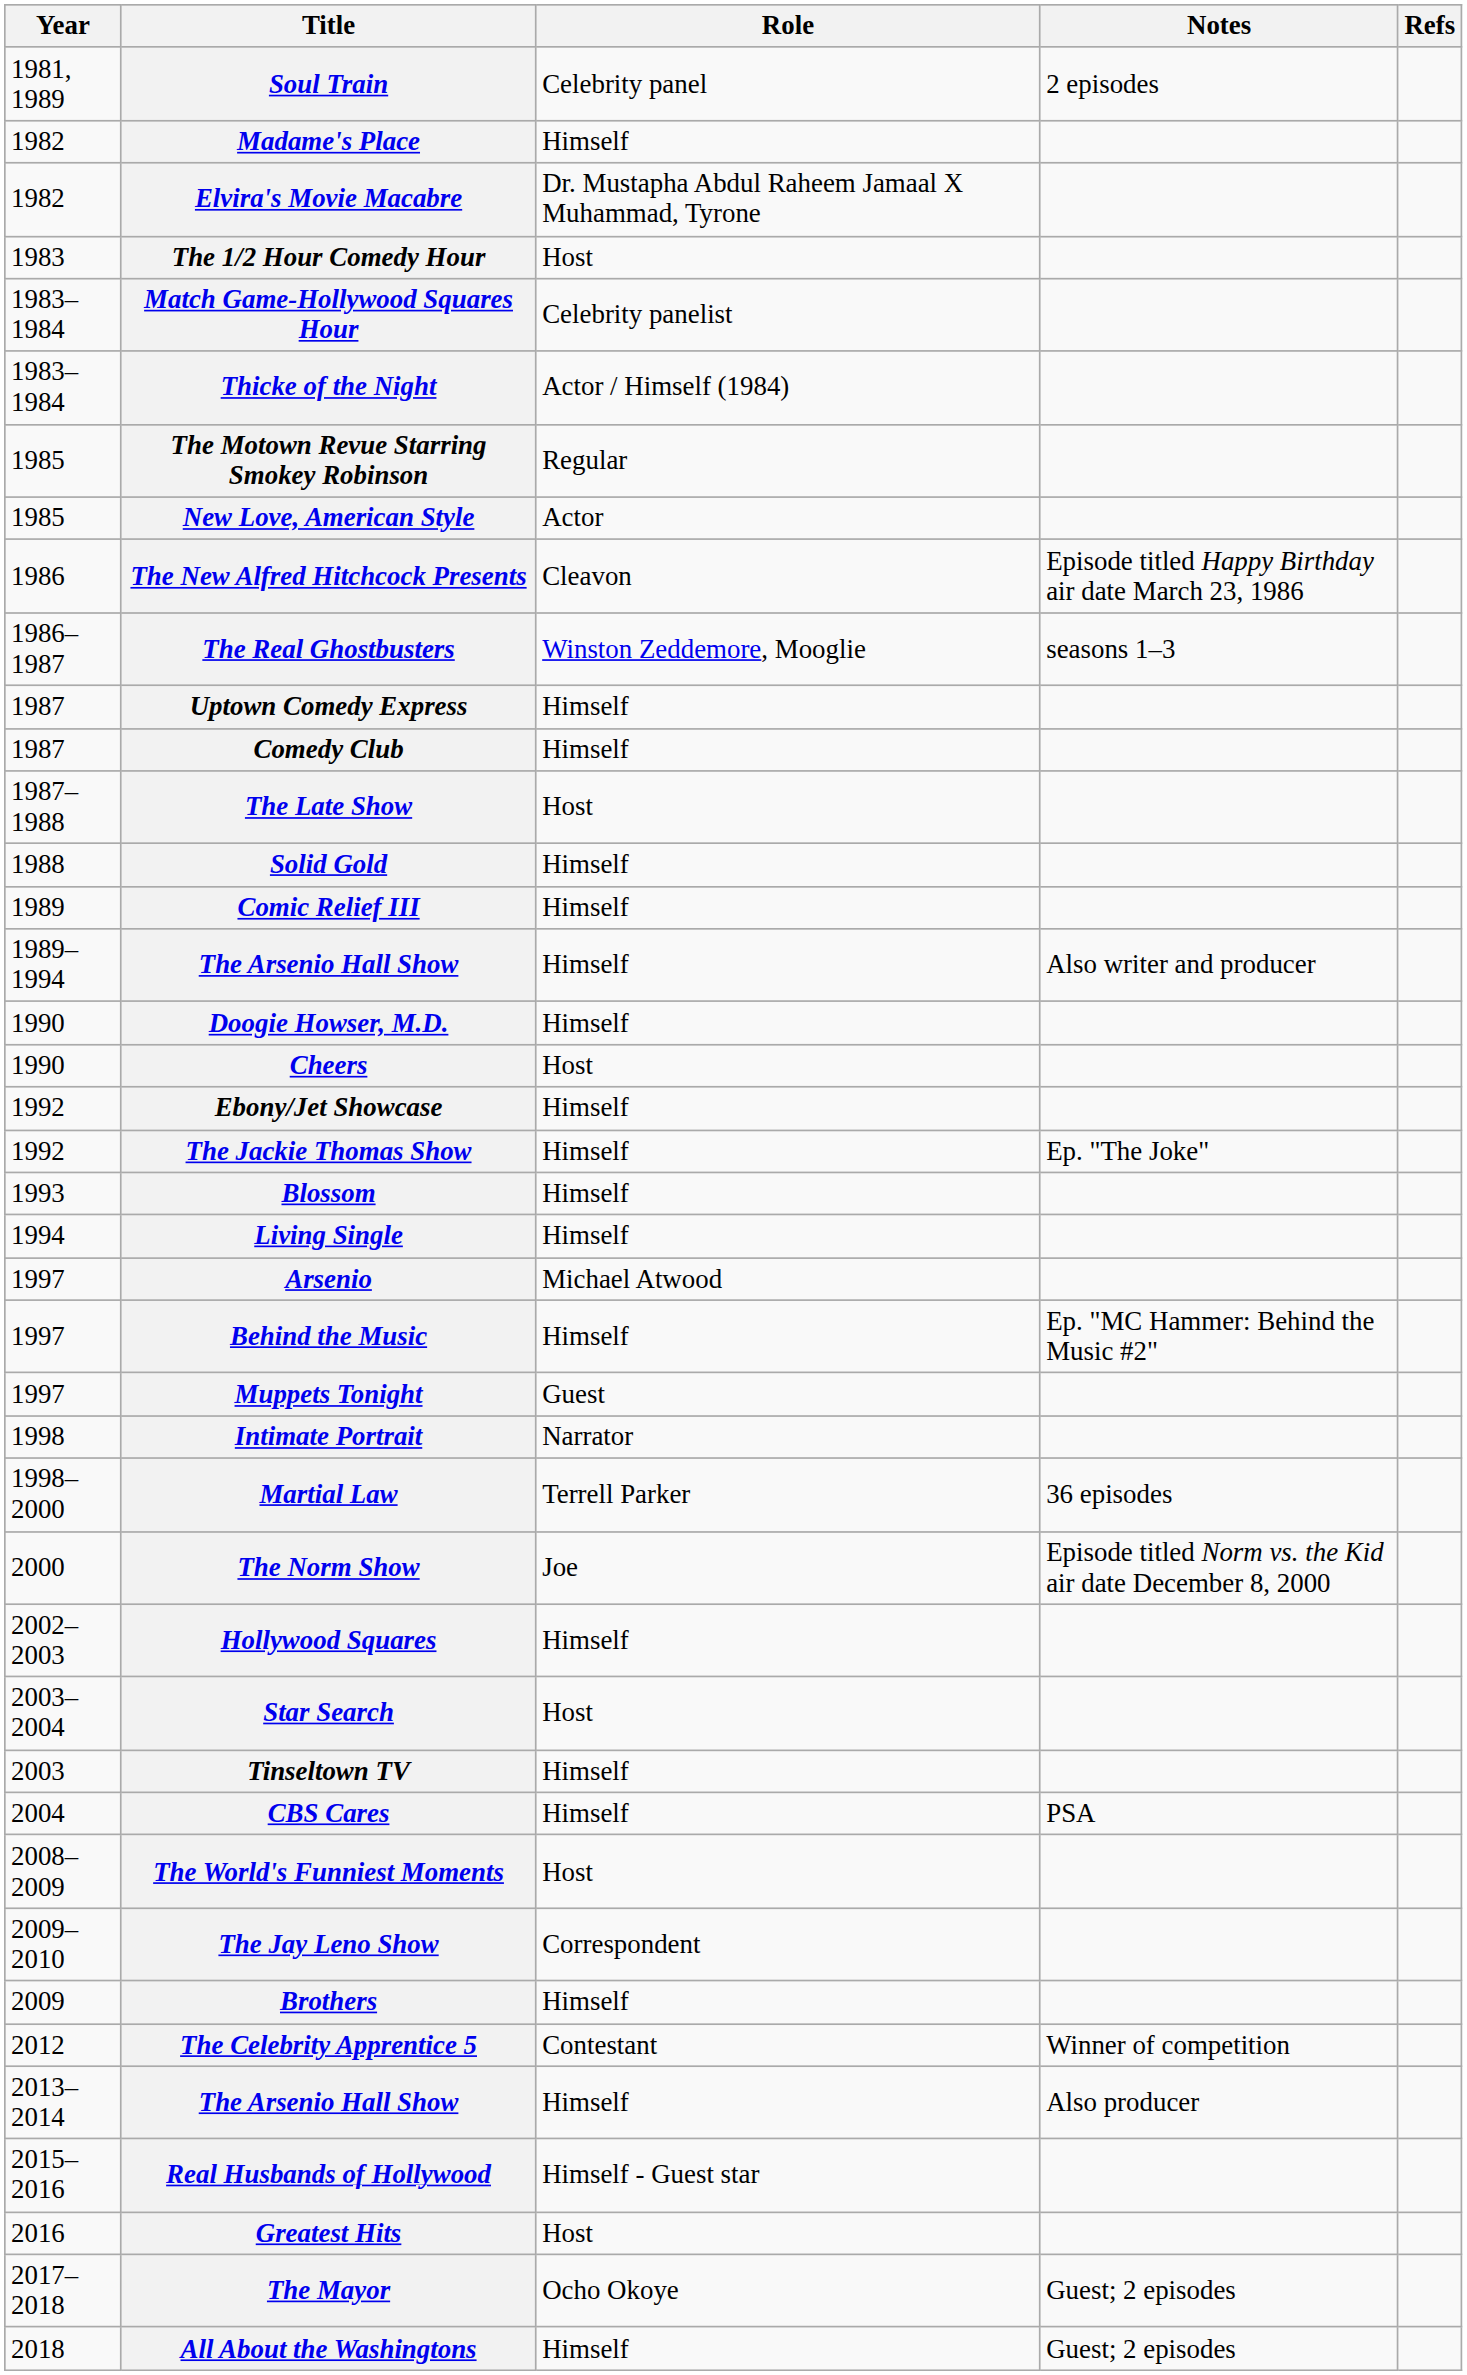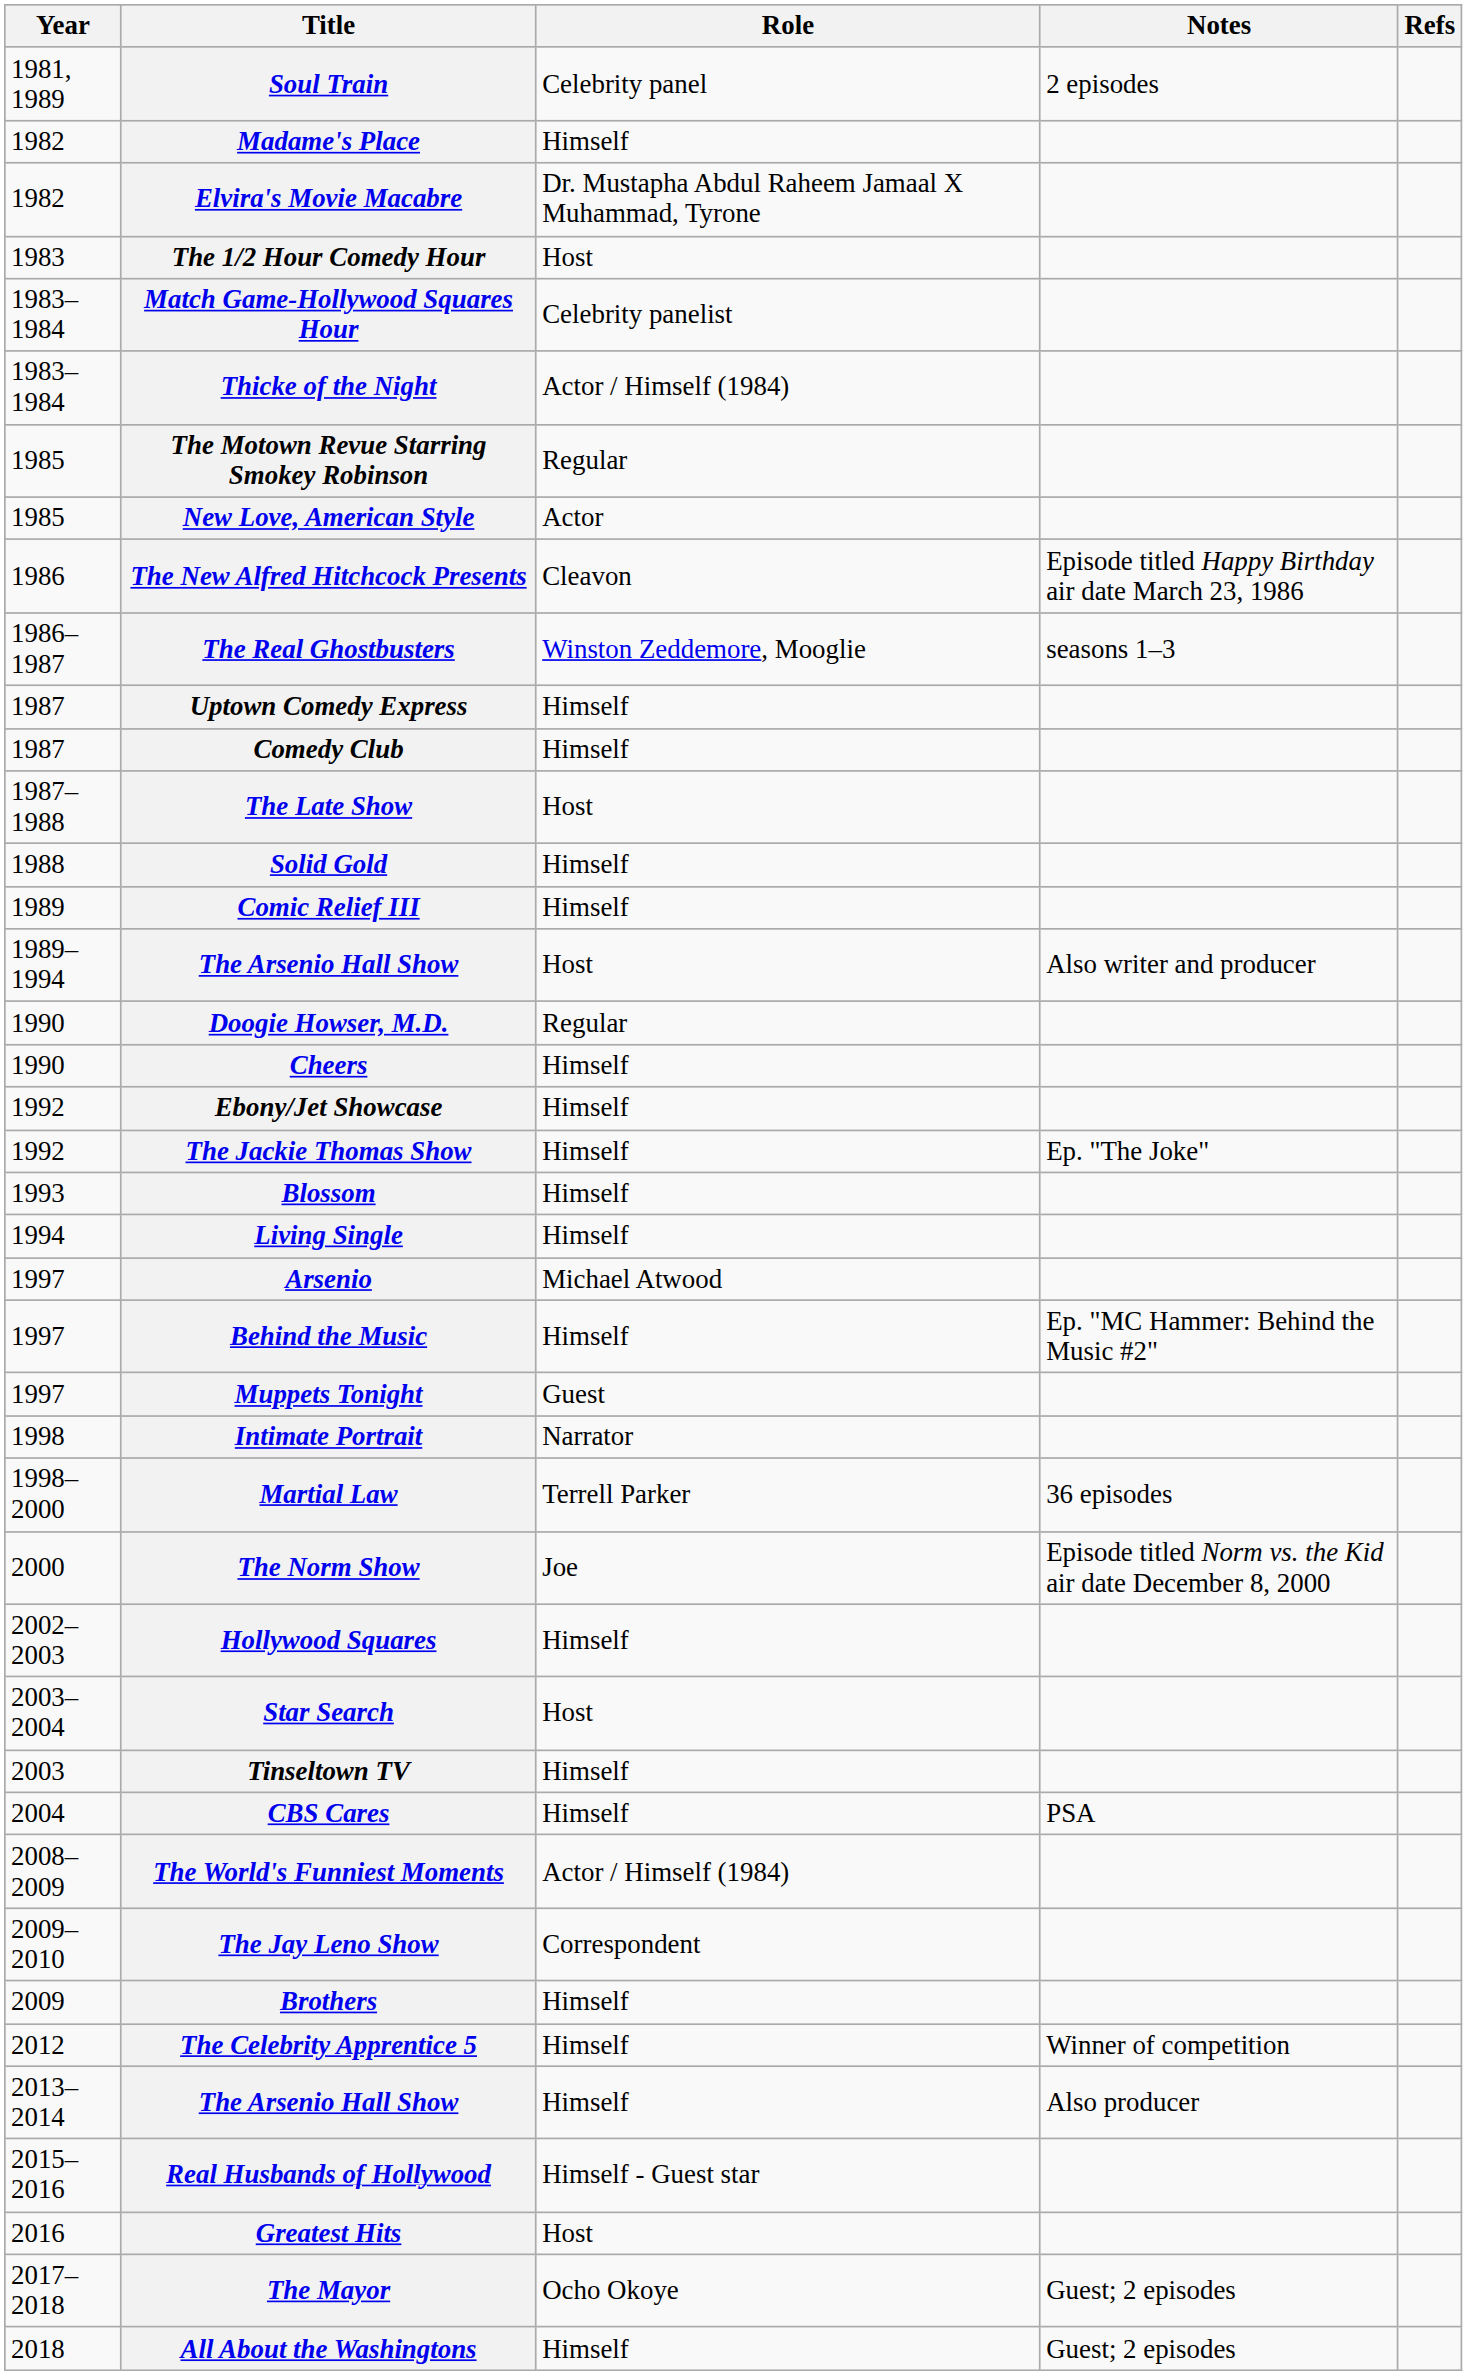(585, 964) Himself -> (568, 964) Host
(585, 1022) Himself -> (585, 1022) Regular
(568, 1065) Host -> (585, 1065) Himself
(568, 1871) Host -> (666, 1871) Actor / Himself (1984)
(600, 2044) Contestant -> (585, 2044) Himself
